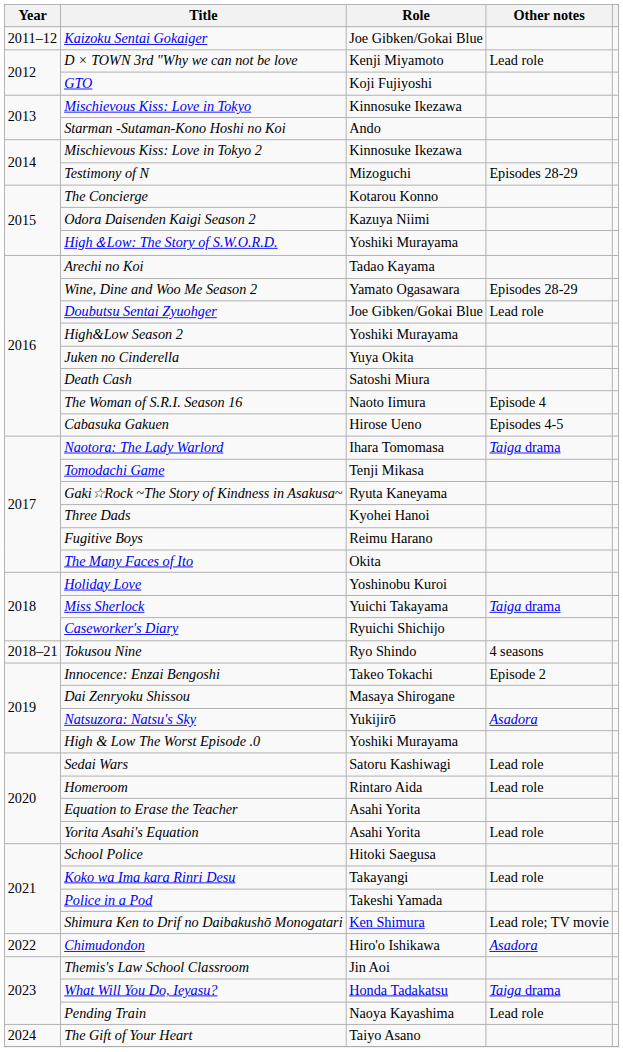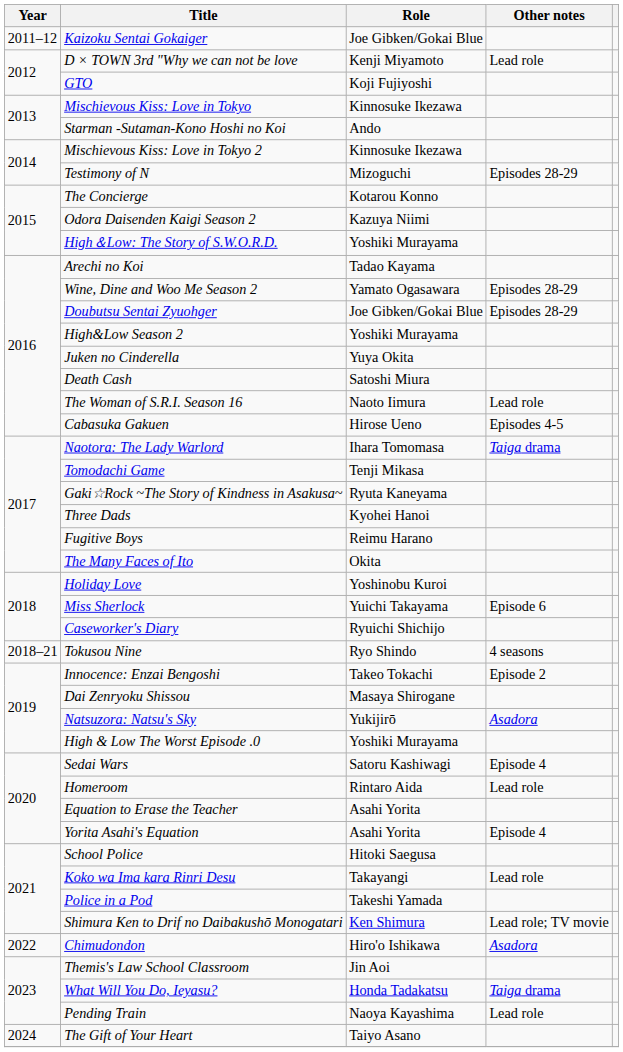(516, 312) Lead role -> (534, 312) Episodes 28-29
(518, 402) Episode 4 -> (516, 402) Lead role
(525, 606) Taiga drama -> (518, 606) Episode 6
(516, 764) Lead role -> (518, 764) Episode 4
(516, 832) Lead role -> (518, 832) Episode 4
